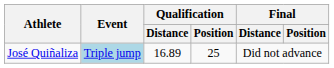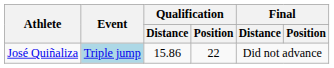(167, 53) 16.89 -> (167, 53) 15.86
(214, 53) 25 -> (214, 53) 22
